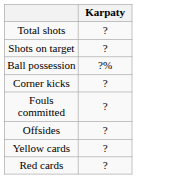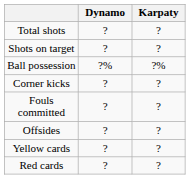+ column: (105, 13)
